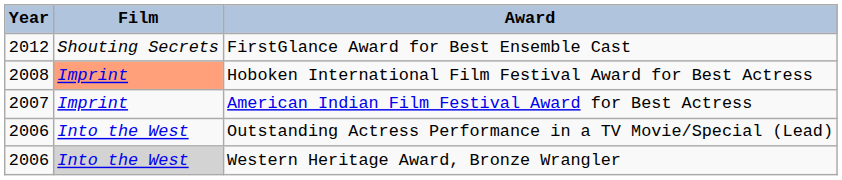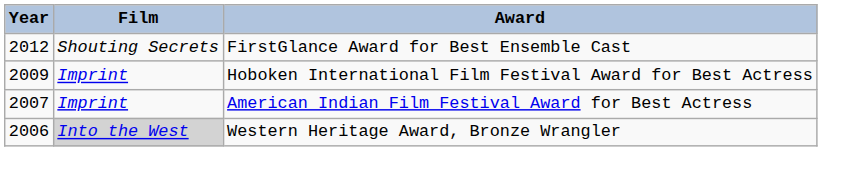(29, 75) 2008 -> (29, 75) 2009
(93, 75) lightsalmon background -> (93, 75) no background
- row: (530, 132)
